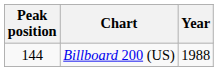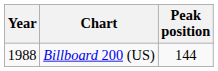columns swapped: (196, 24) <-> (32, 24)
